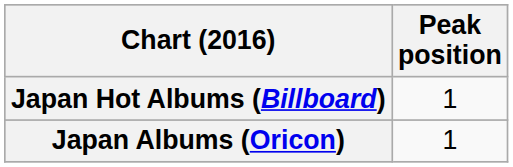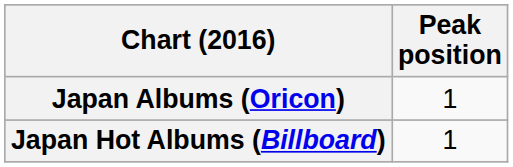rows swapped: (198, 140) <-> (198, 98)
